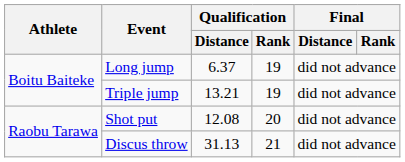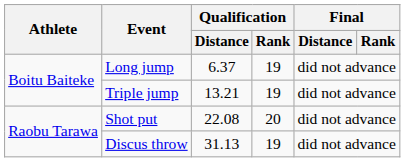(222, 118) 12.08 -> (222, 118) 22.08
(273, 144) 21 -> (273, 144) 19
